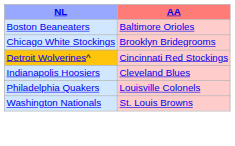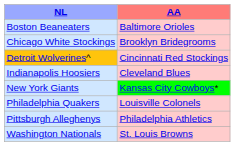+ row: (43, 88)
+ row: (53, 118)
